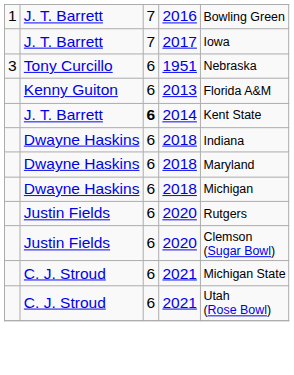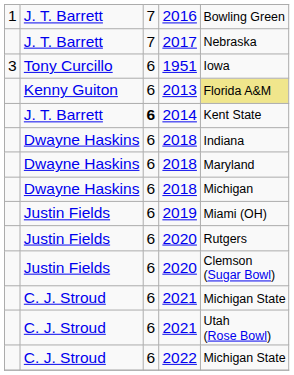(217, 41) Iowa -> (230, 41) Nebraska
(230, 66) Nebraska -> (217, 66) Iowa
(237, 91) no background -> (237, 91) khaki background
+ row: (67, 213)
+ row: (65, 357)
